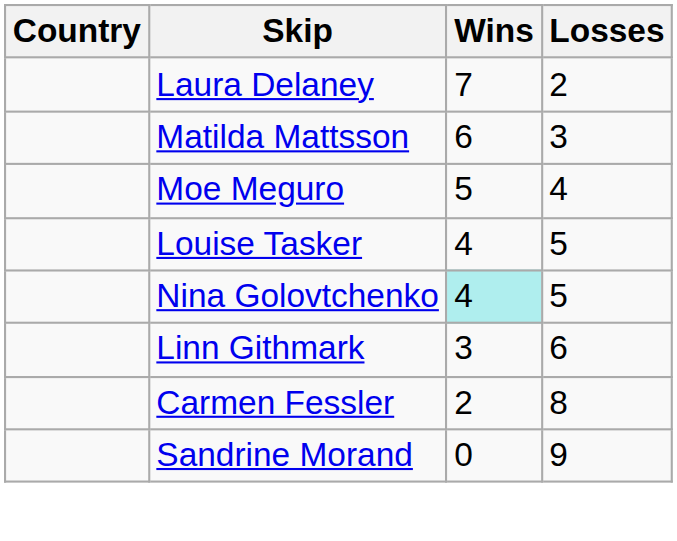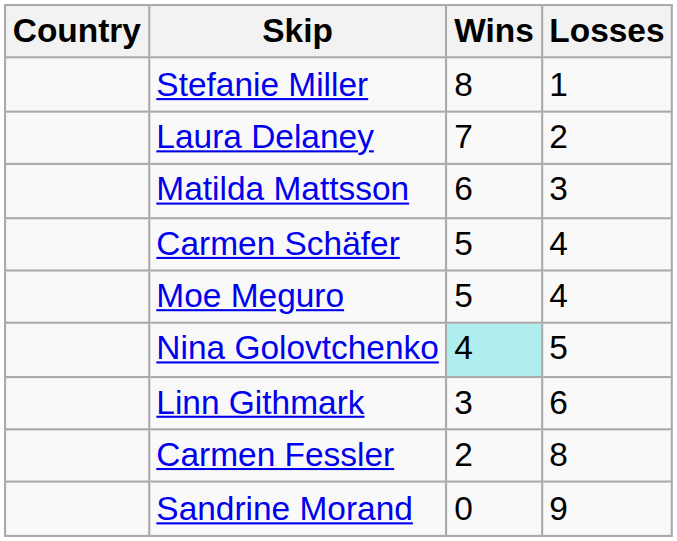+ row: (262, 84)
+ row: (278, 243)
- row: (259, 243)
